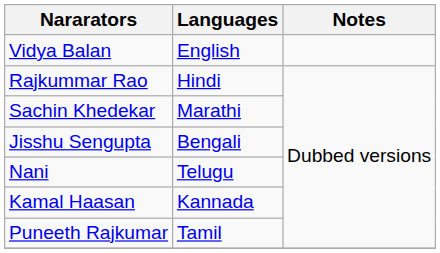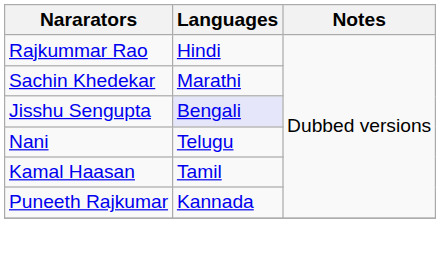- row: (60, 50)
(209, 141) no background -> (209, 111) lavender background
(215, 202) Kannada -> (199, 171) Tamil
(199, 232) Tamil -> (215, 202) Kannada
